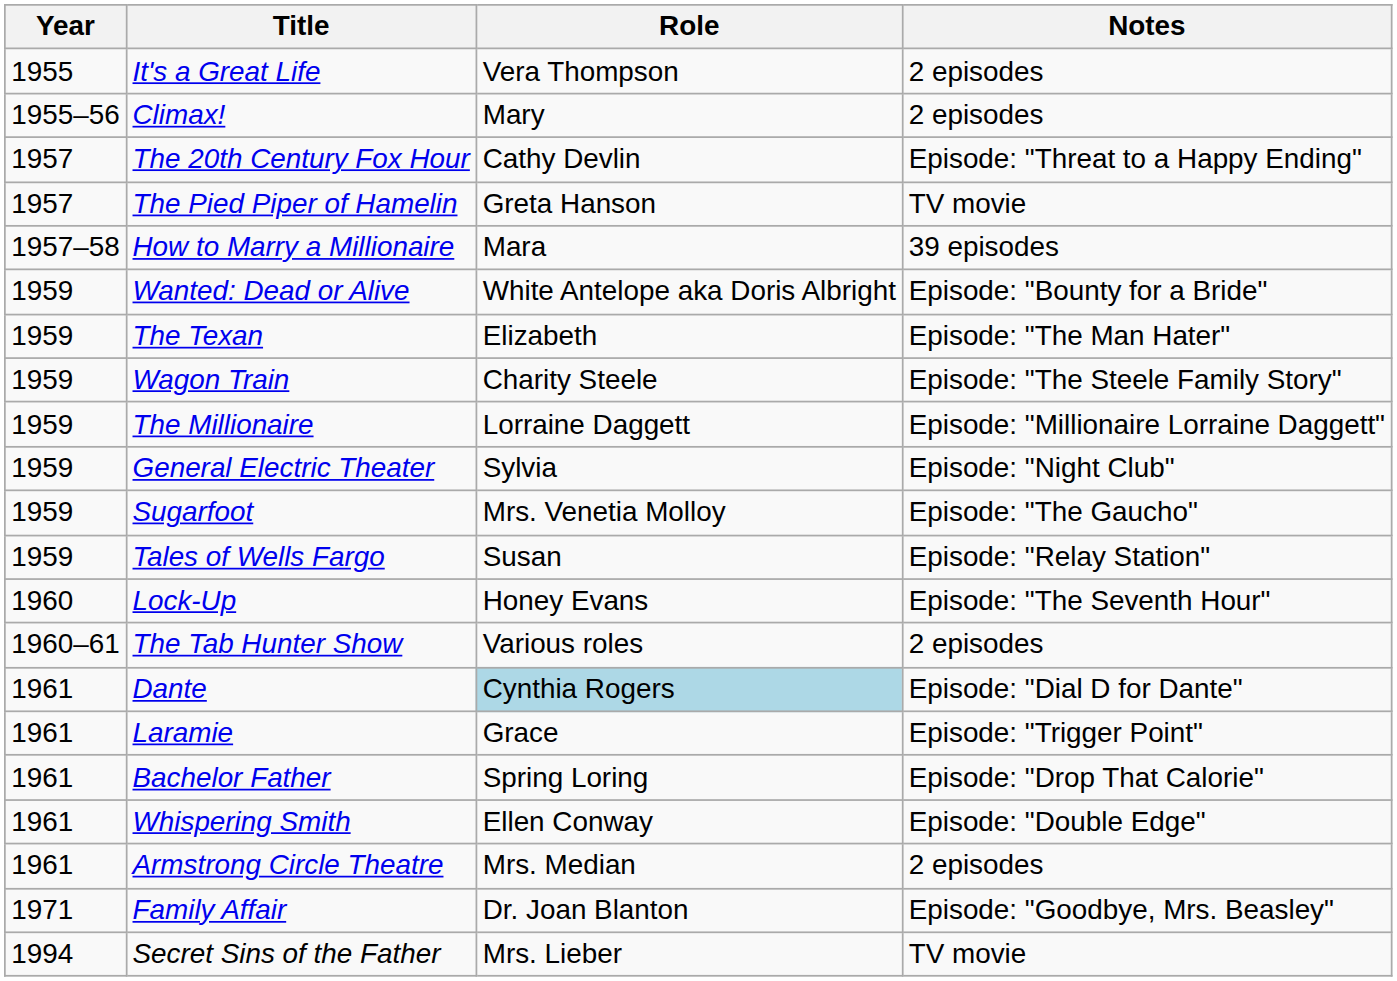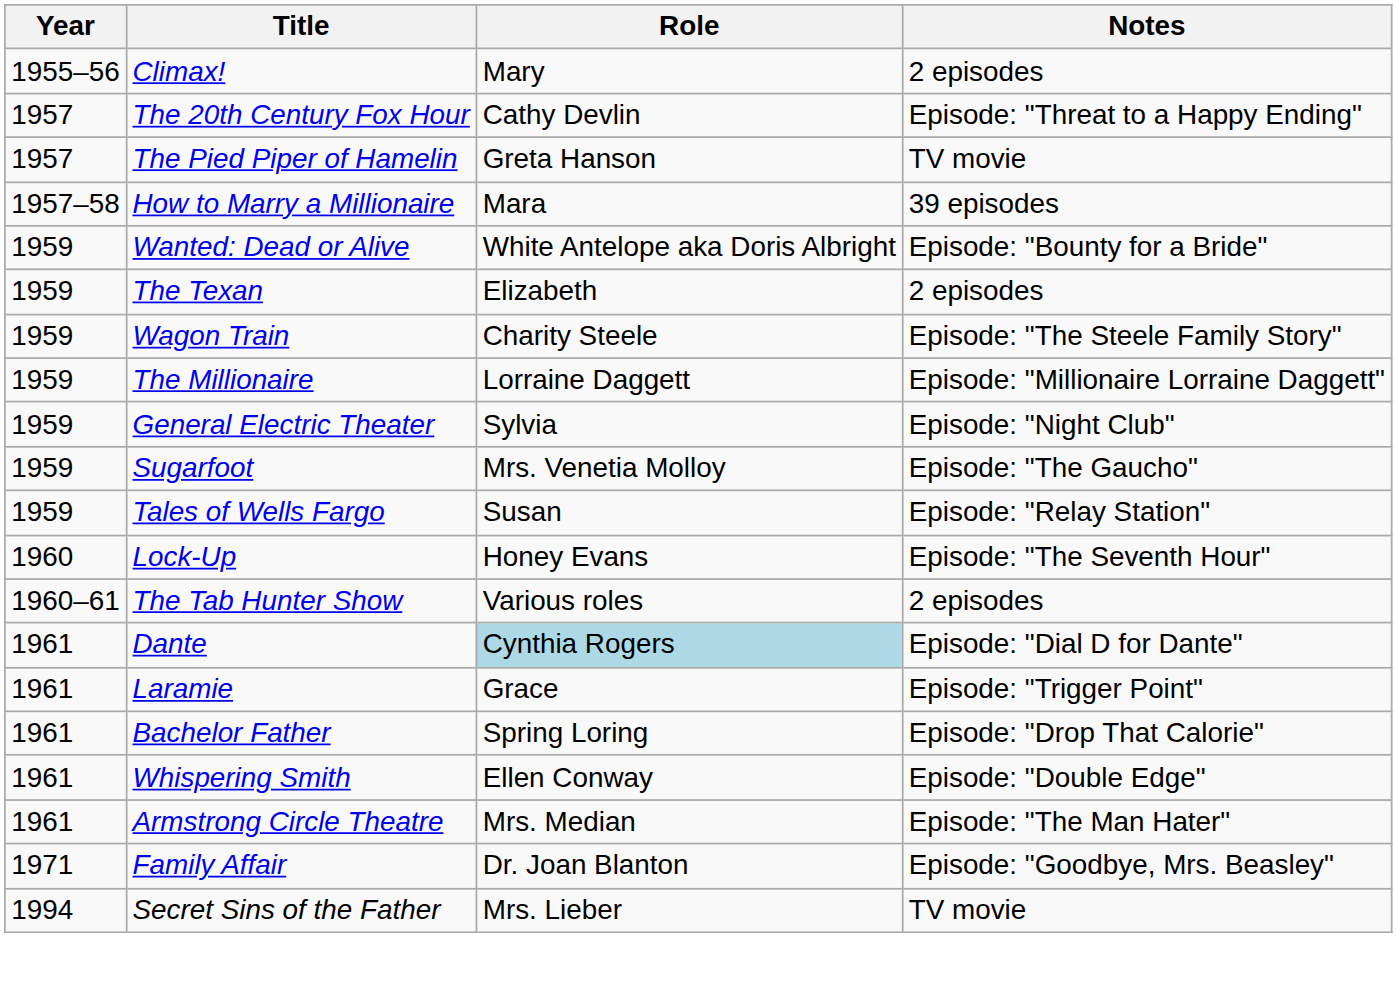- row: (226, 70)
(1069, 335) Episode: "The Man Hater" -> (976, 291) 2 episodes
(976, 865) 2 episodes -> (1069, 821) Episode: "The Man Hater"
